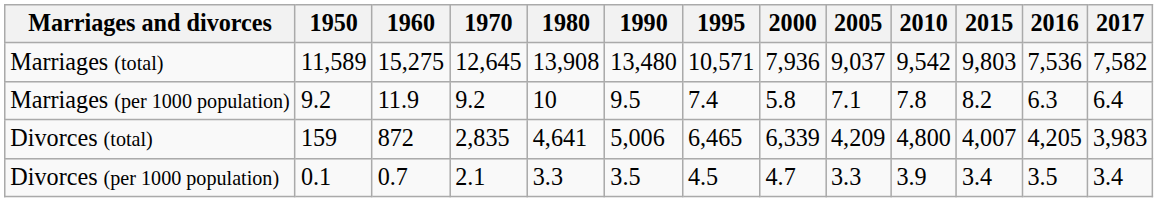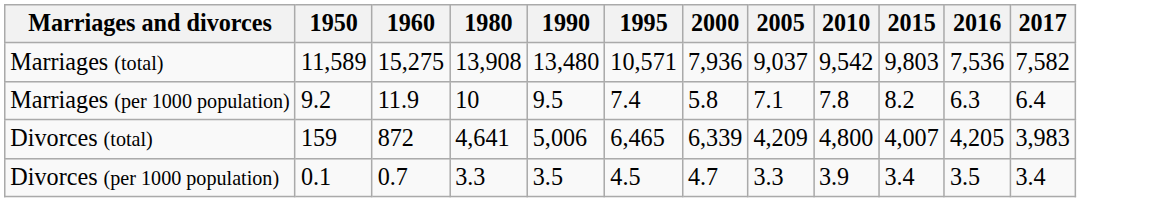- column: (488, 23)
